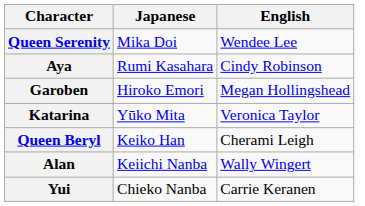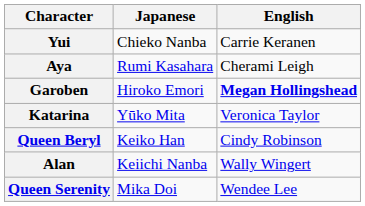rows swapped: (59, 189) <-> (59, 41)
(271, 66) Cindy Robinson -> (267, 66) Cherami Leigh
(285, 90) normal -> (289, 90) bold
(267, 139) Cherami Leigh -> (271, 139) Cindy Robinson
